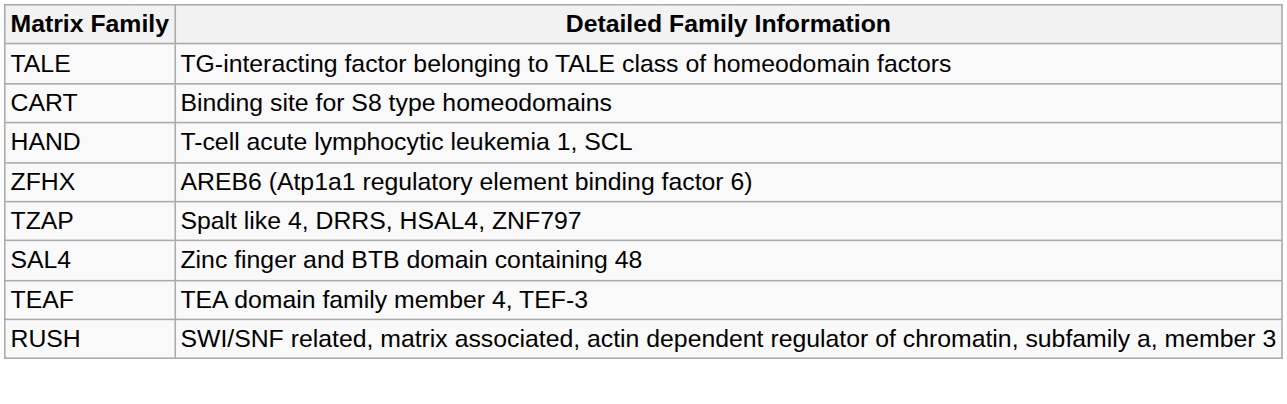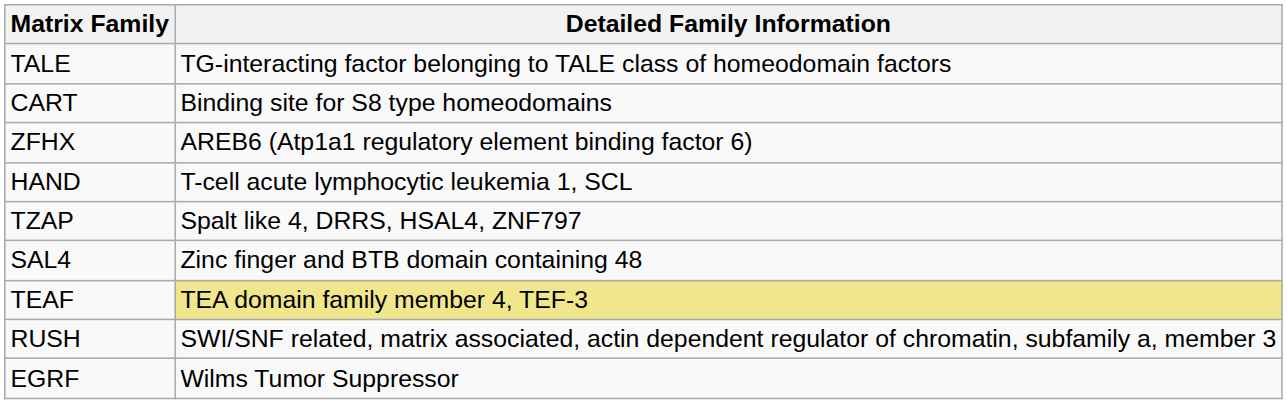rows swapped: (46, 142) <-> (43, 181)
(384, 299) no background -> (384, 299) khaki background
+ row: (45, 378)
